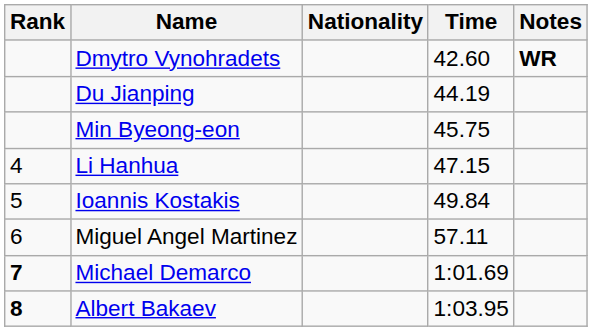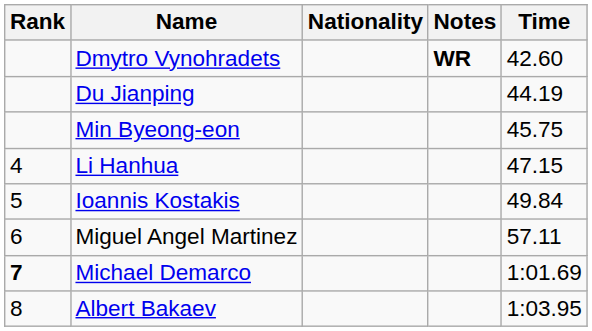columns swapped: (471, 22) <-> (551, 22)
(16, 308) bold -> (16, 308) normal
